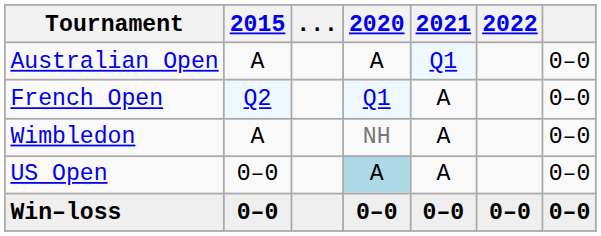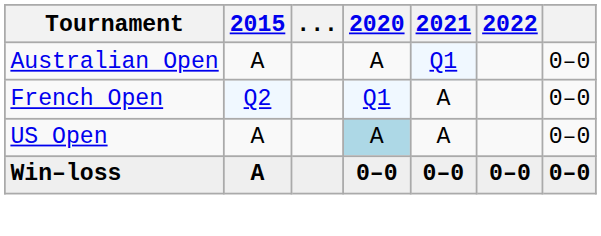- row: (73, 137)
(258, 175) 0–0 -> (258, 137) A
(258, 212) 0–0 -> (258, 175) A
